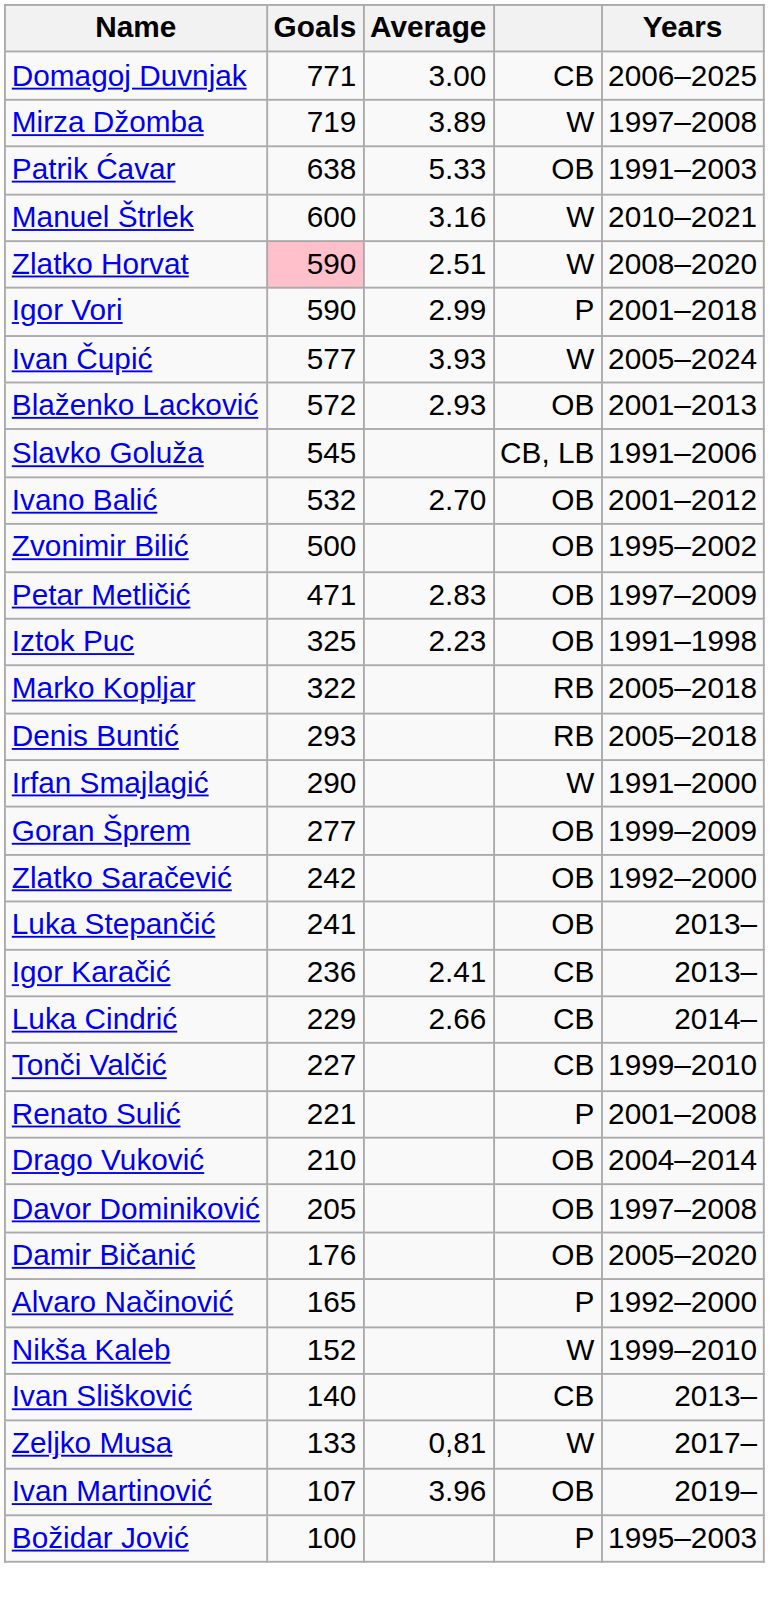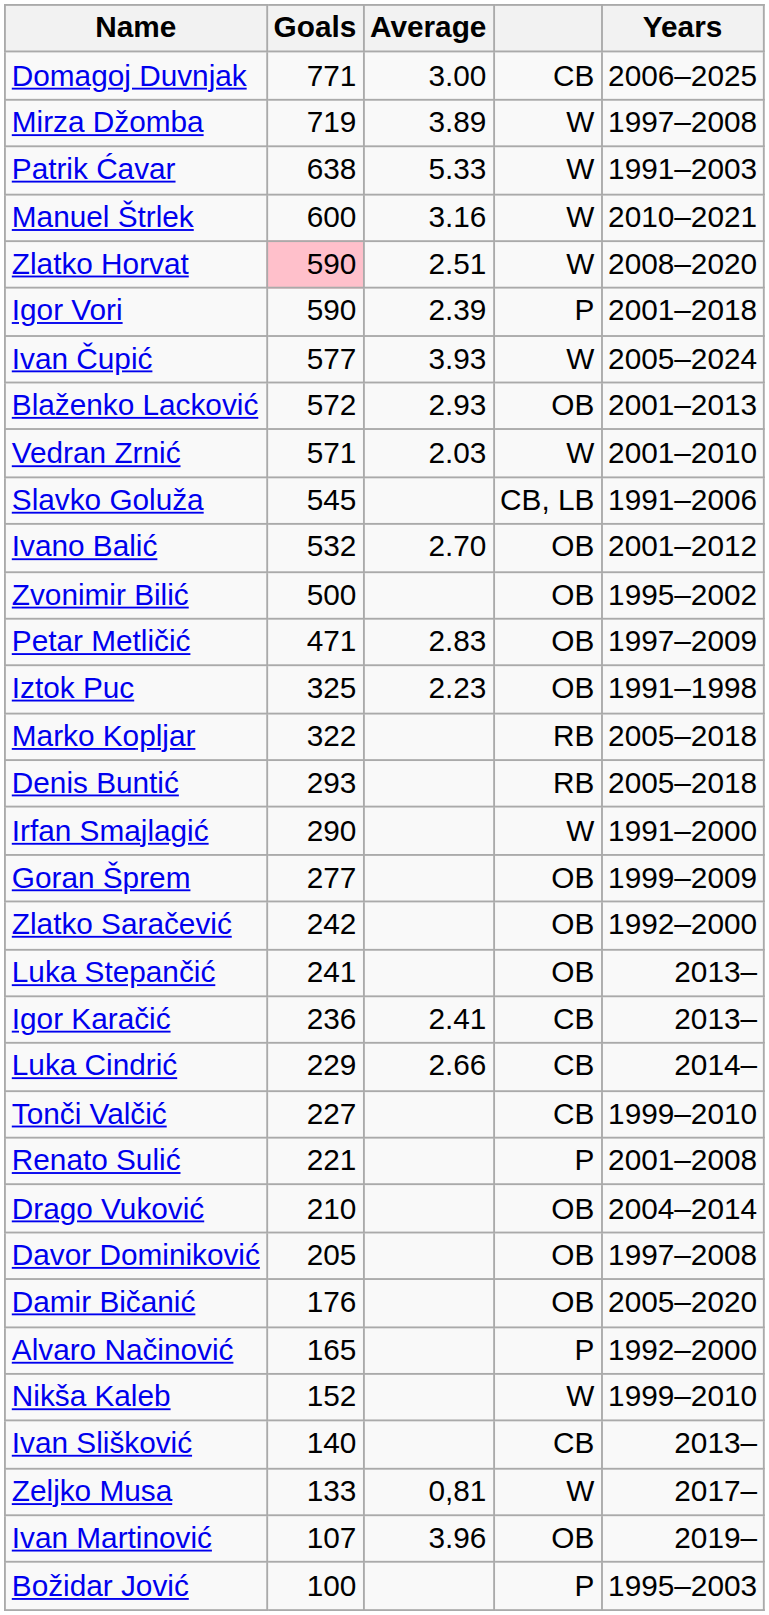(573, 169) OB -> (580, 169) W
(457, 311) 2.99 -> (457, 311) 2.39
+ row: (96, 452)
